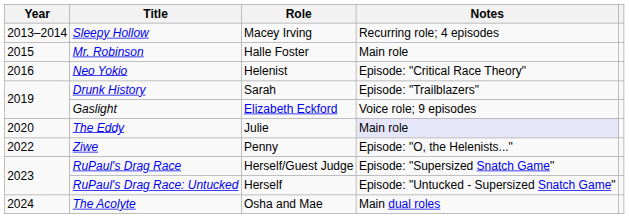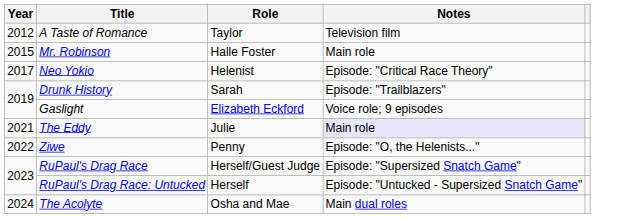+ row: (93, 33)
- row: (111, 33)
(20, 71) 2016 -> (20, 71) 2017
(20, 128) 2020 -> (20, 128) 2021
